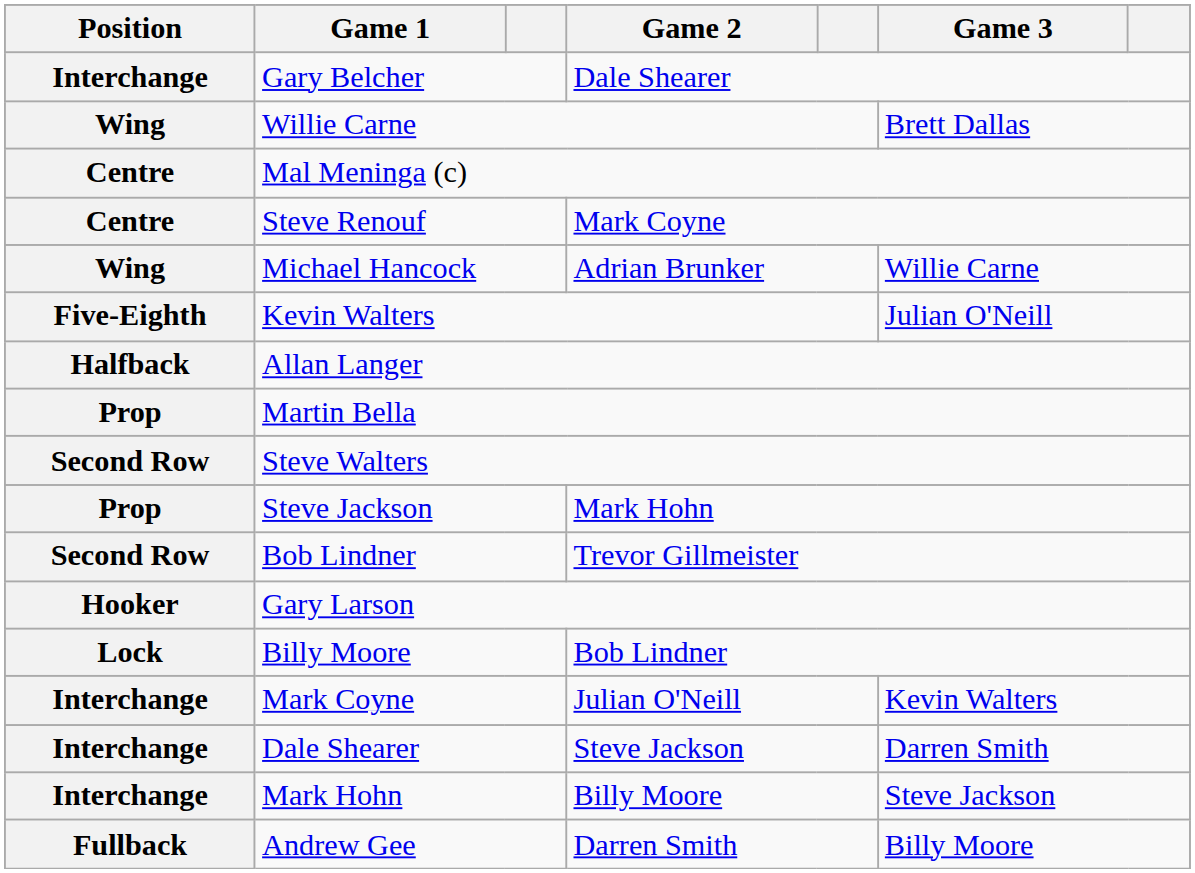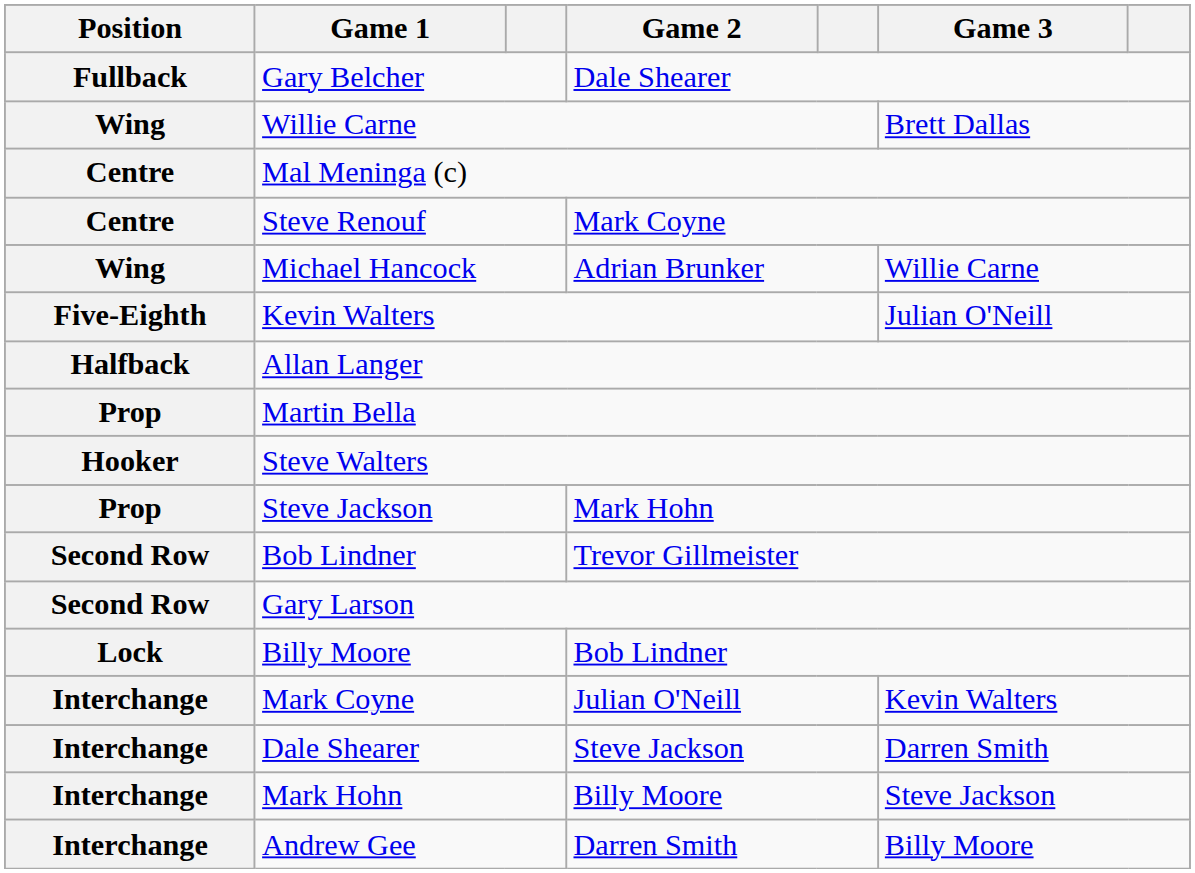(130, 76) Interchange -> (130, 76) Fullback
(130, 460) Second Row -> (130, 460) Hooker
(130, 603) Hooker -> (130, 603) Second Row
(130, 843) Fullback -> (130, 843) Interchange
